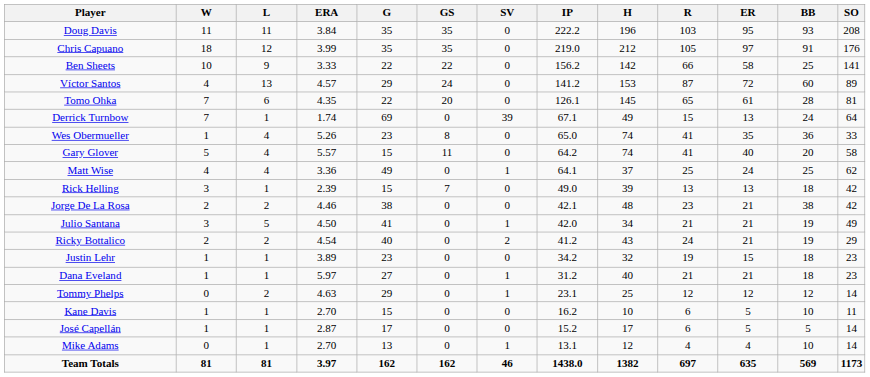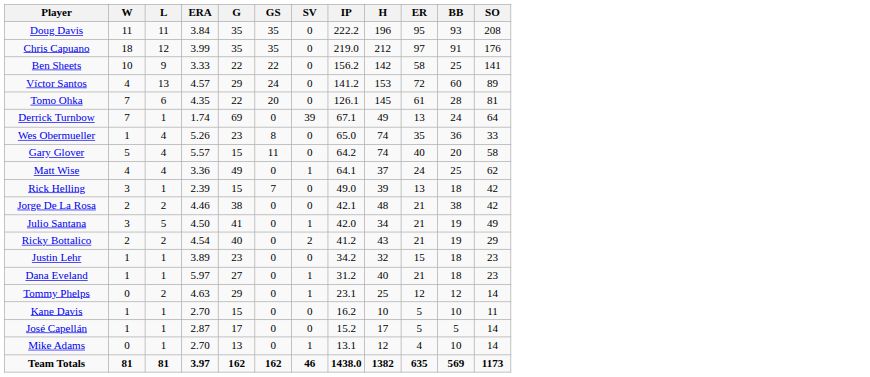- column: (688, 13)
